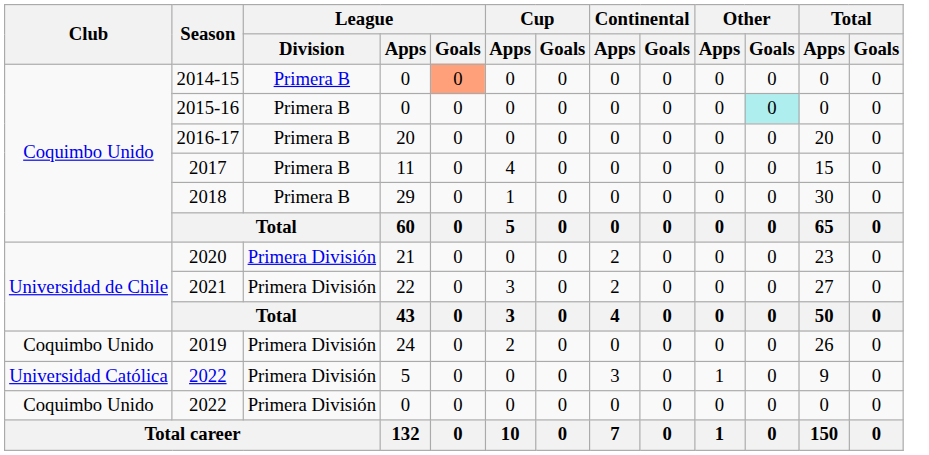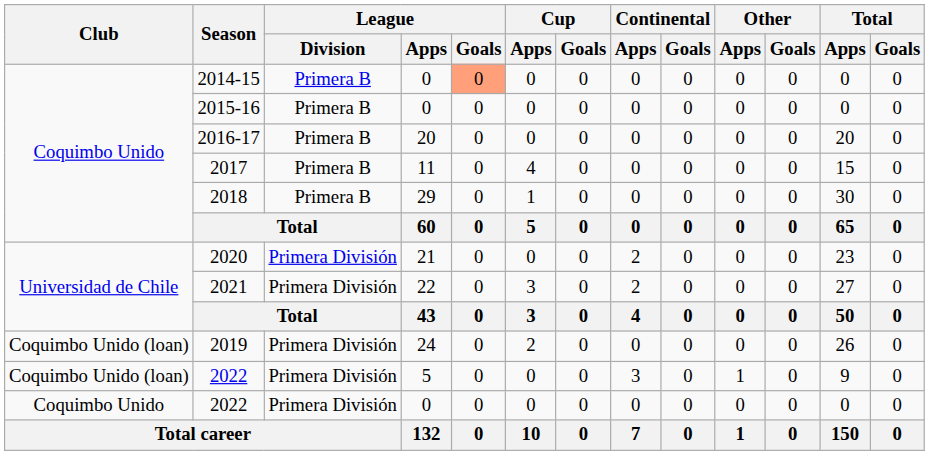(772, 108) paleturquoise background -> (793, 108) no background
(88, 345) Coquimbo Unido -> (99, 345) Coquimbo Unido (loan)
(88, 375) Universidad Católica -> (99, 375) Coquimbo Unido (loan)
